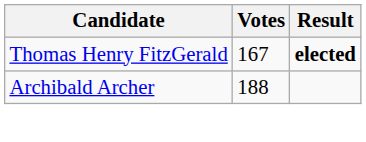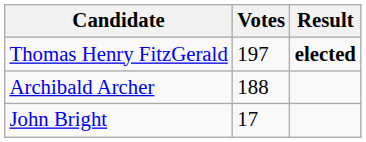(253, 53) 167 -> (253, 53) 197
+ row: (58, 119)
